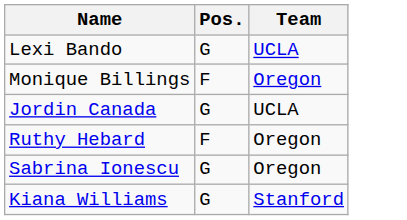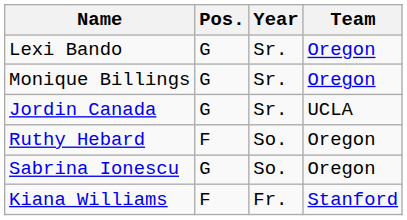+ column: (276, 20)
(276, 50) UCLA -> (342, 50) Oregon
(205, 80) F -> (205, 80) G
(205, 200) G -> (205, 200) F
